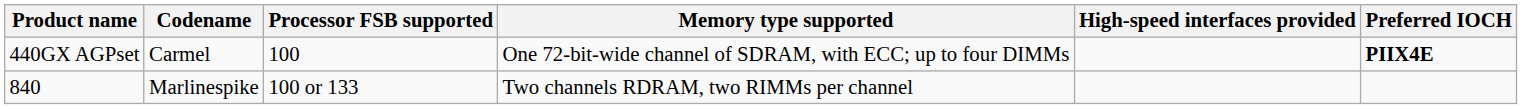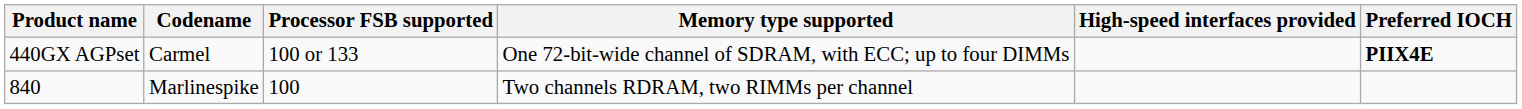(284, 53) 100 -> (313, 53) 100 or 133
(313, 86) 100 or 133 -> (284, 86) 100
